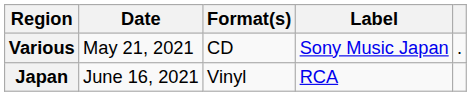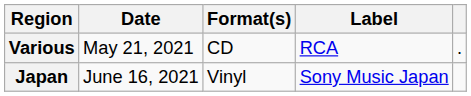(374, 47) Sony Music Japan -> (319, 47) RCA
(319, 76) RCA -> (374, 76) Sony Music Japan
